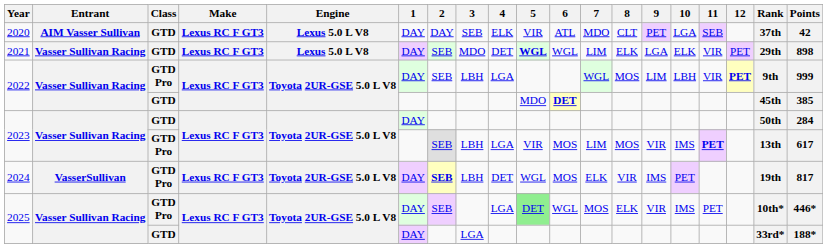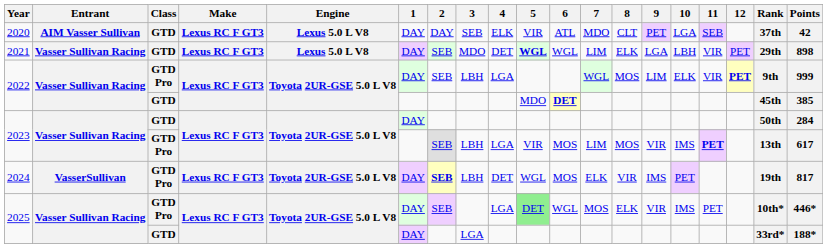(685, 50) ELK -> (685, 50) LBH
(685, 75) LBH -> (685, 75) ELK
